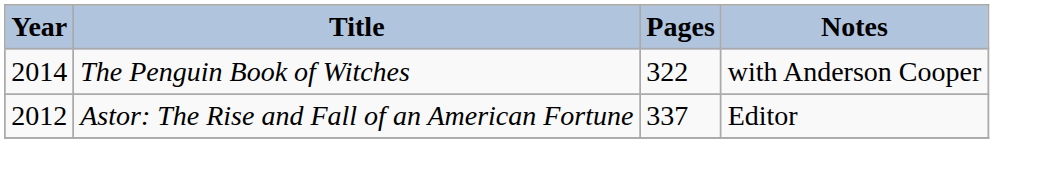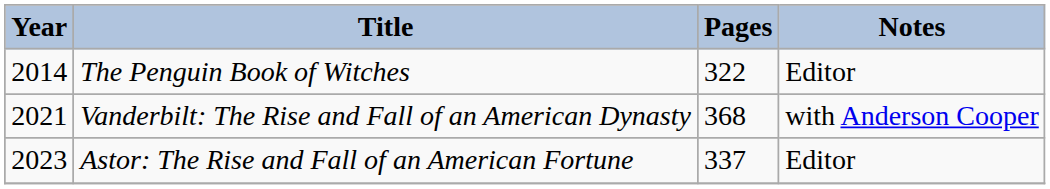(854, 71) with Anderson Cooper -> (820, 71) Editor
+ row: (386, 115)
(39, 115) 2012 -> (39, 159) 2023
